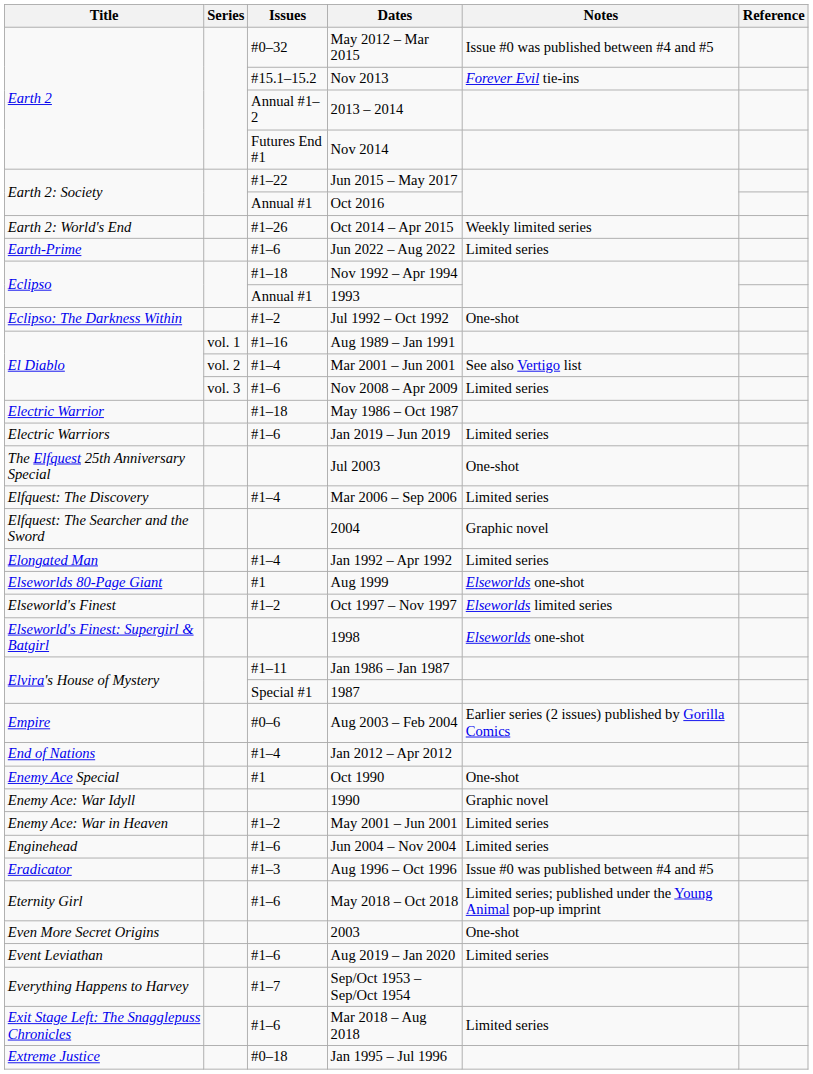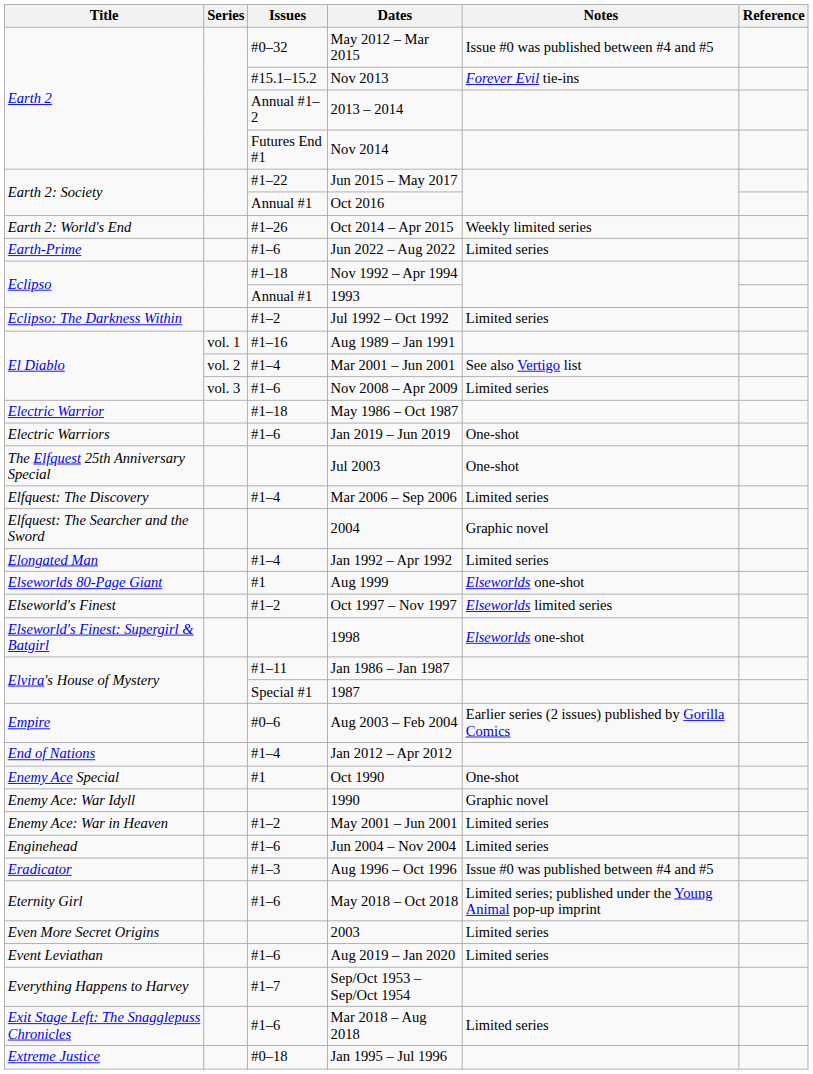(492, 319) One-shot -> (507, 319) Limited series
(507, 434) Limited series -> (492, 434) One-shot
(492, 932) One-shot -> (507, 932) Limited series
